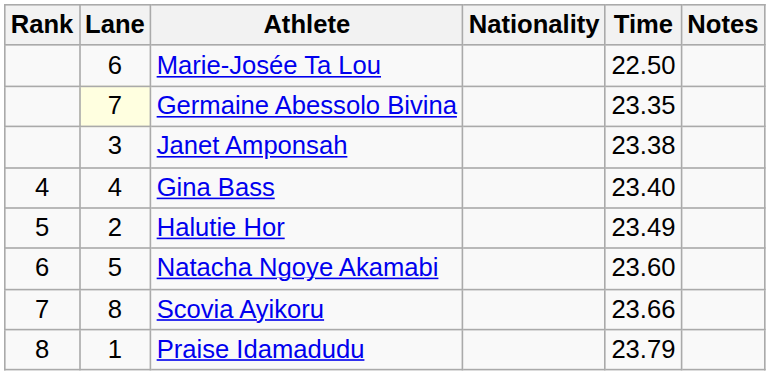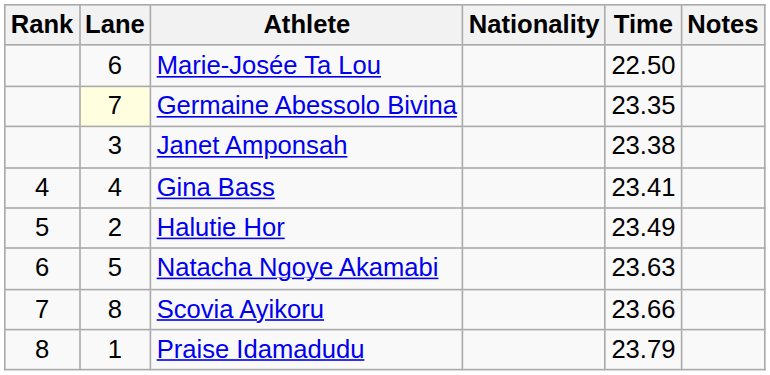(643, 187) 23.40 -> (643, 187) 23.41
(643, 268) 23.60 -> (643, 268) 23.63
